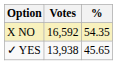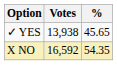rows swapped: (21, 31) <-> (24, 50)
